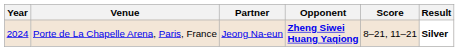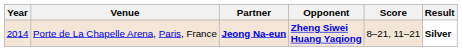(18, 33) 2024 -> (18, 33) 2014
(252, 33) normal -> (254, 33) bold
